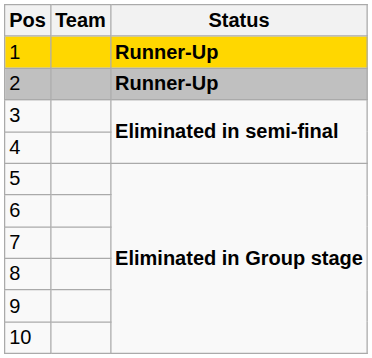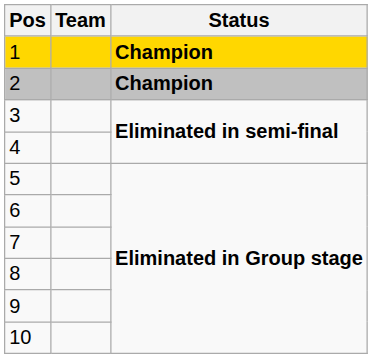(167, 52) Runner-Up -> (164, 52) Champion
(167, 83) Runner-Up -> (164, 83) Champion
